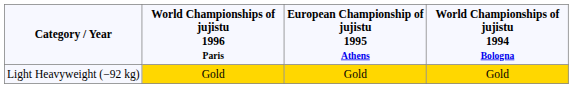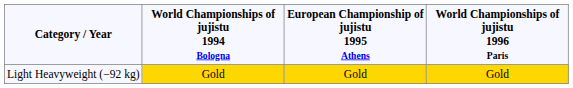columns swapped: (497, 34) <-> (213, 34)
